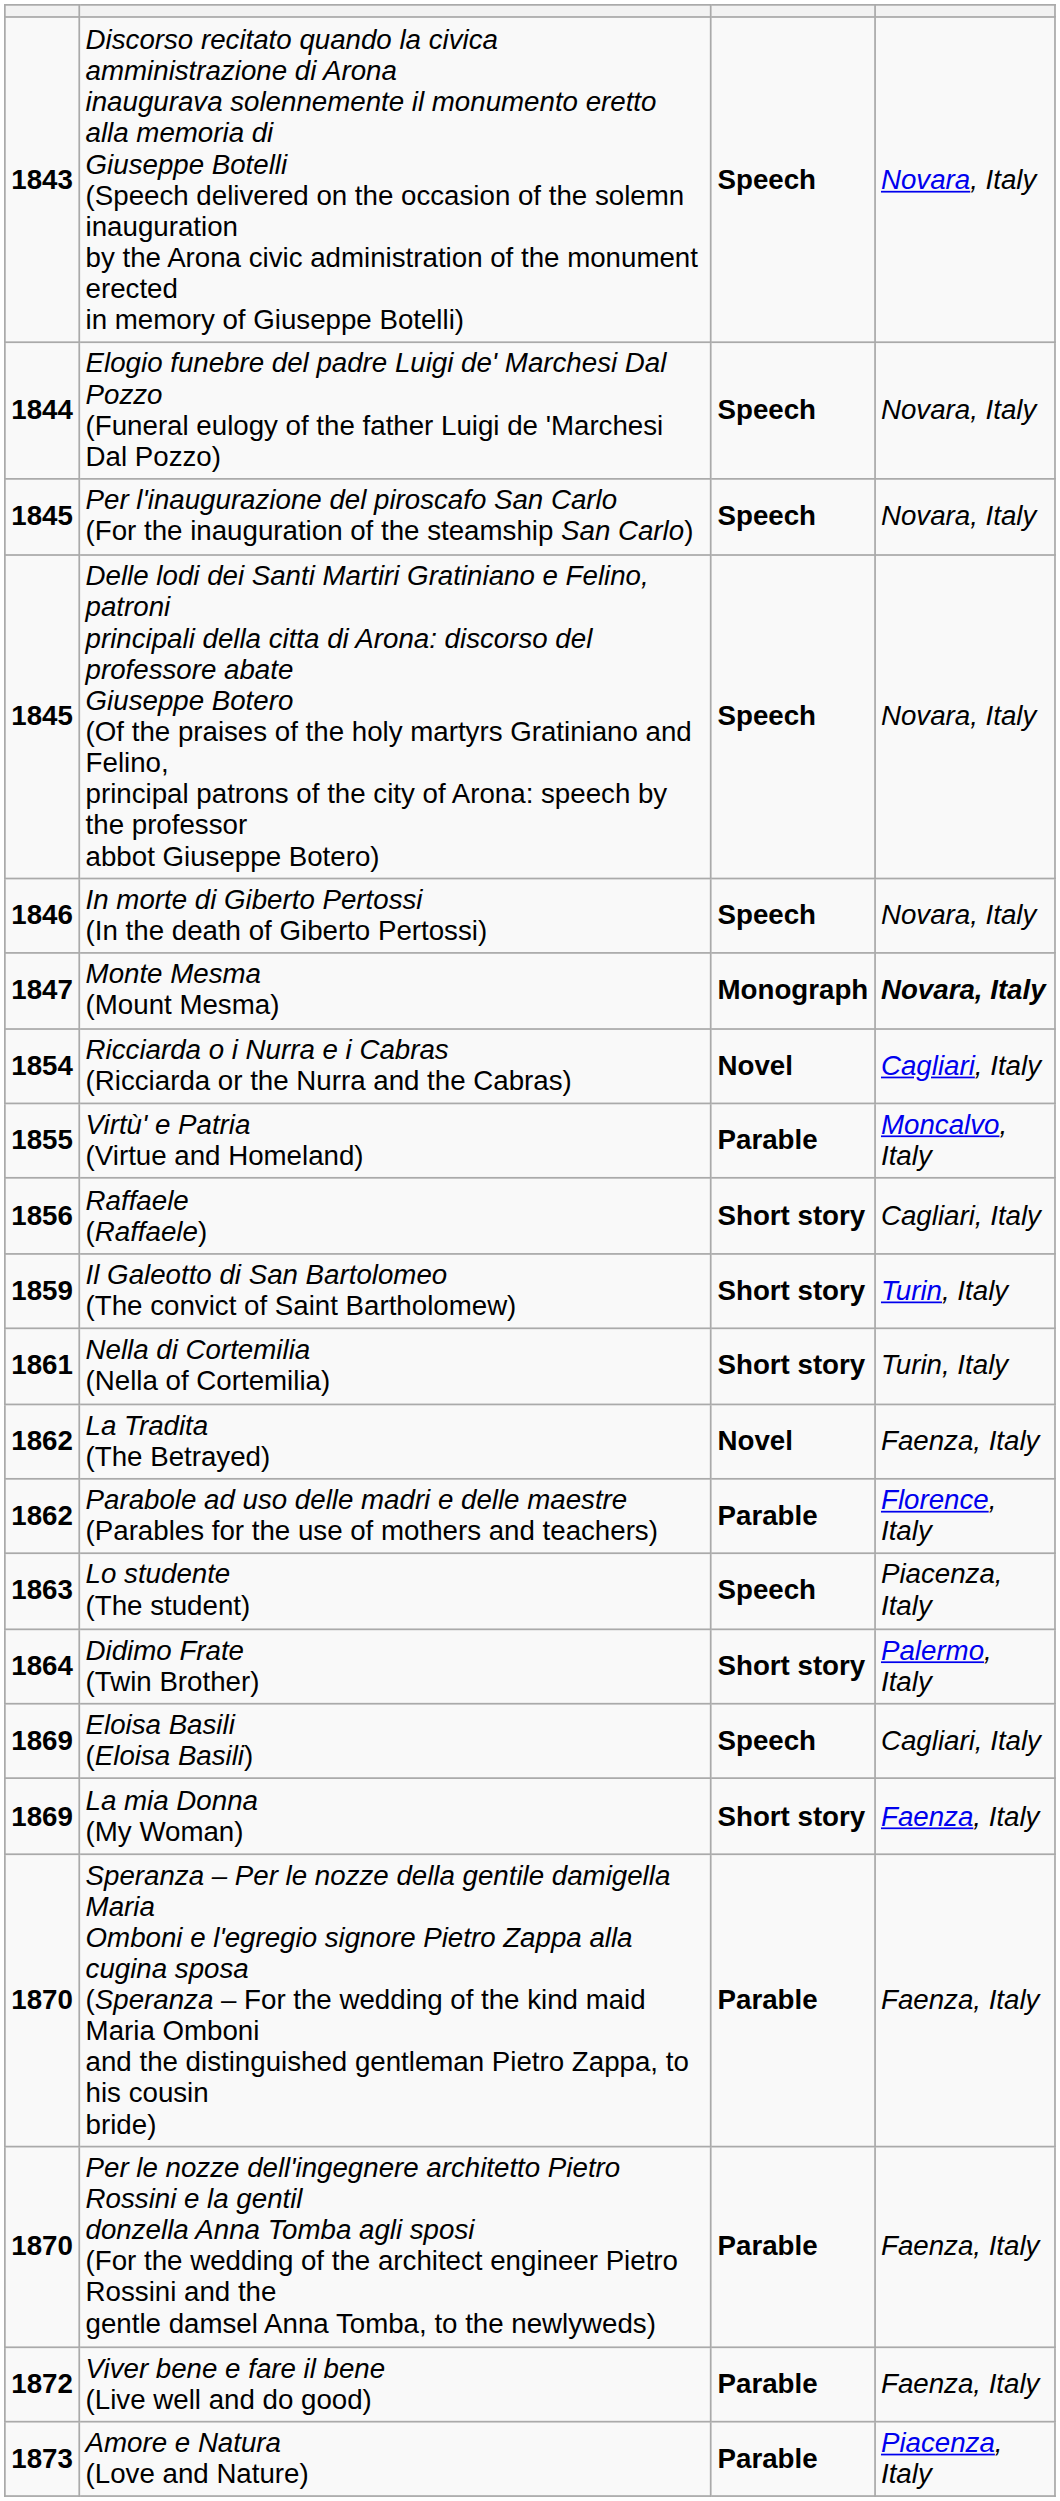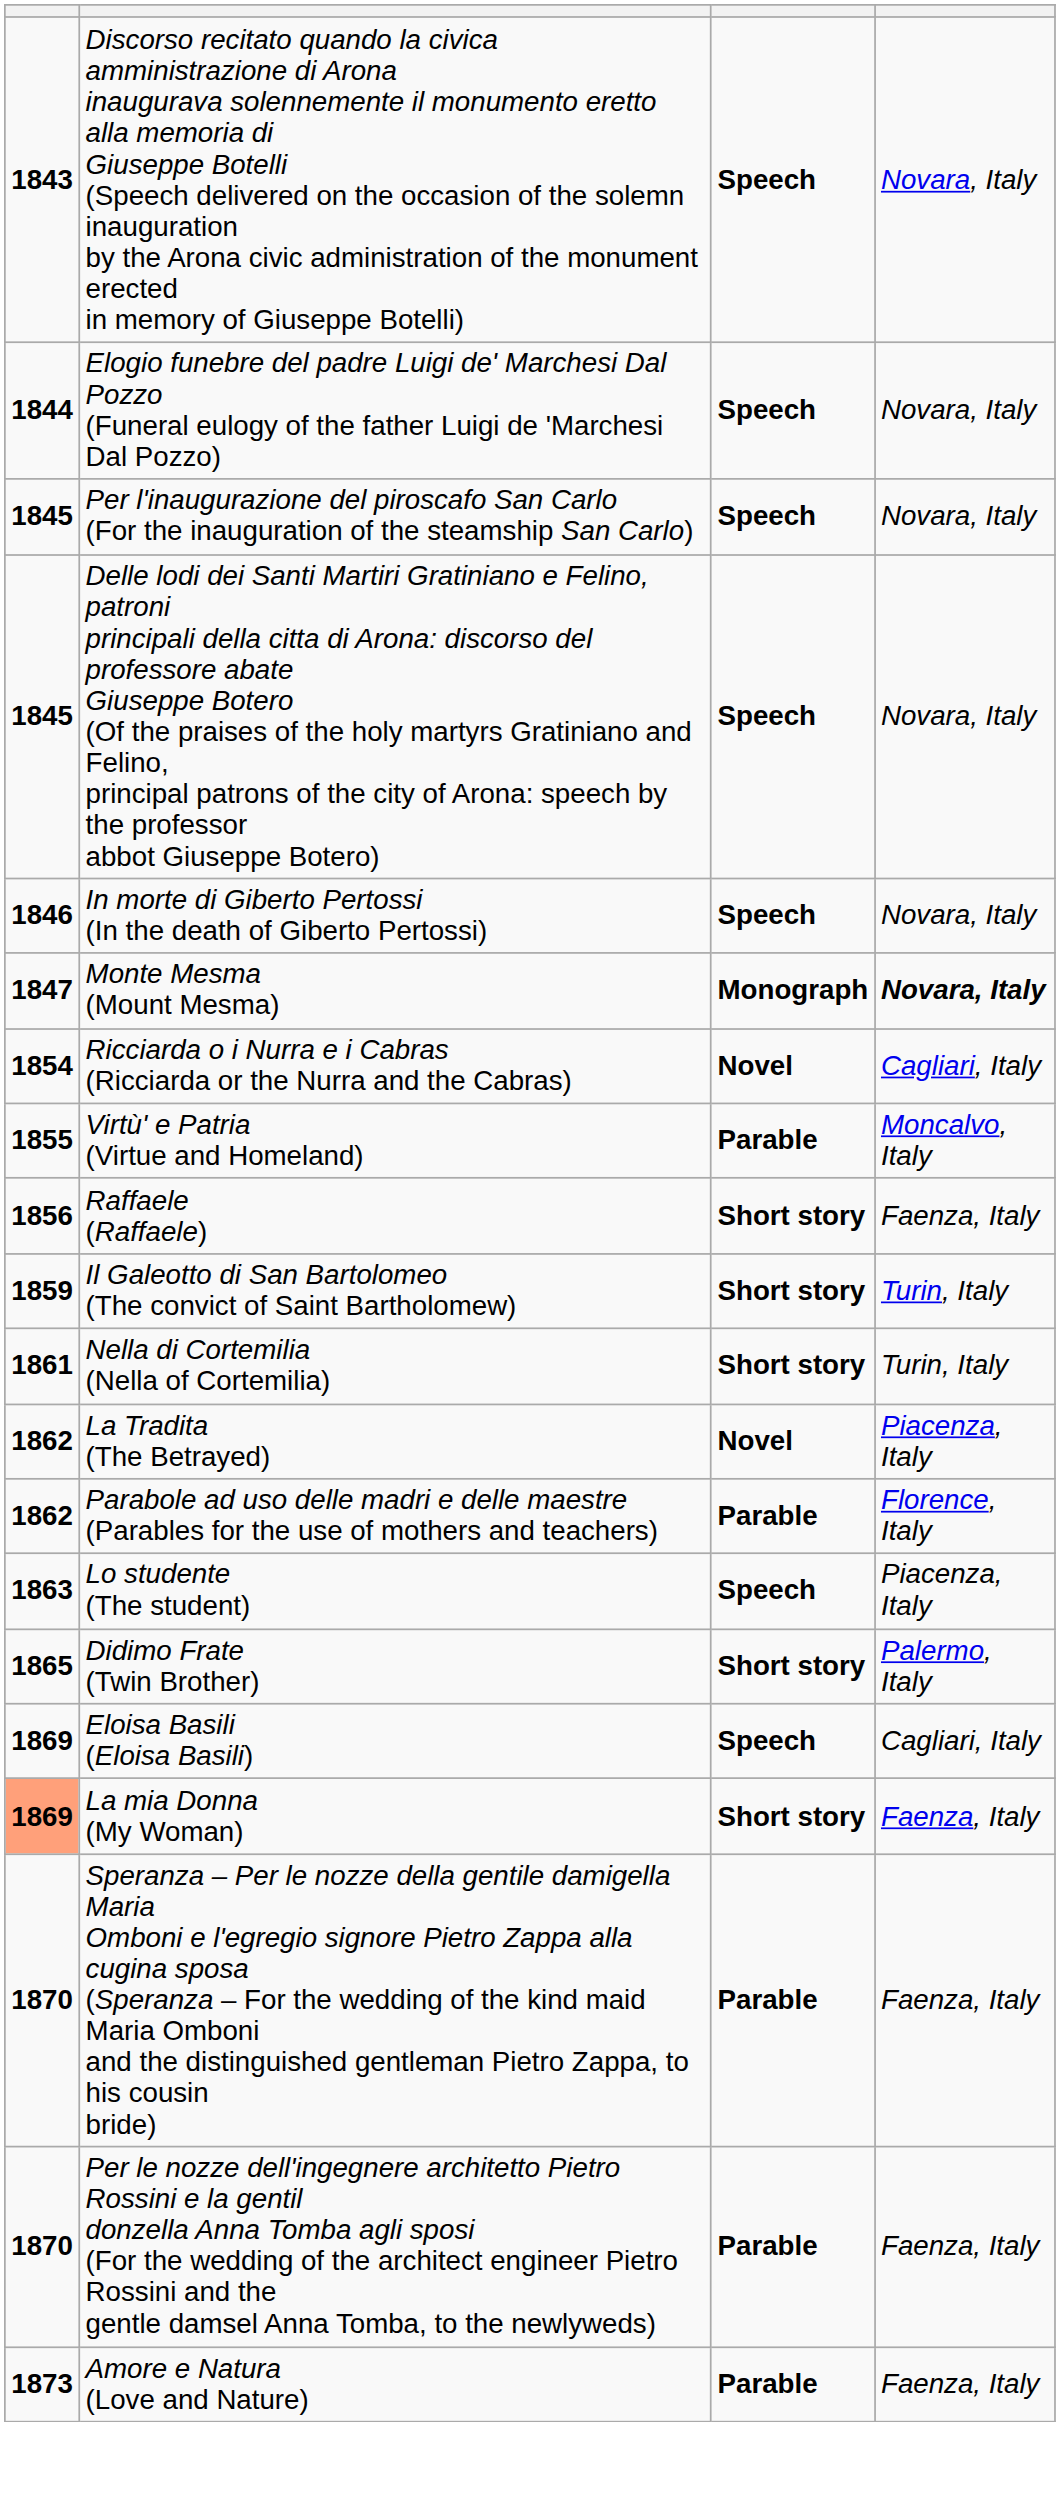(961, 1215) Cagliari, Italy -> (960, 1215) Faenza, Italy
(960, 1440) Faenza, Italy -> (942, 1440) Piacenza, Italy
(42, 1665) 1864 -> (42, 1665) 1865
(42, 1815) no background -> (42, 1815) lightsalmon background
- row: (235, 2383)
(942, 2458) Piacenza, Italy -> (960, 2383) Faenza, Italy
